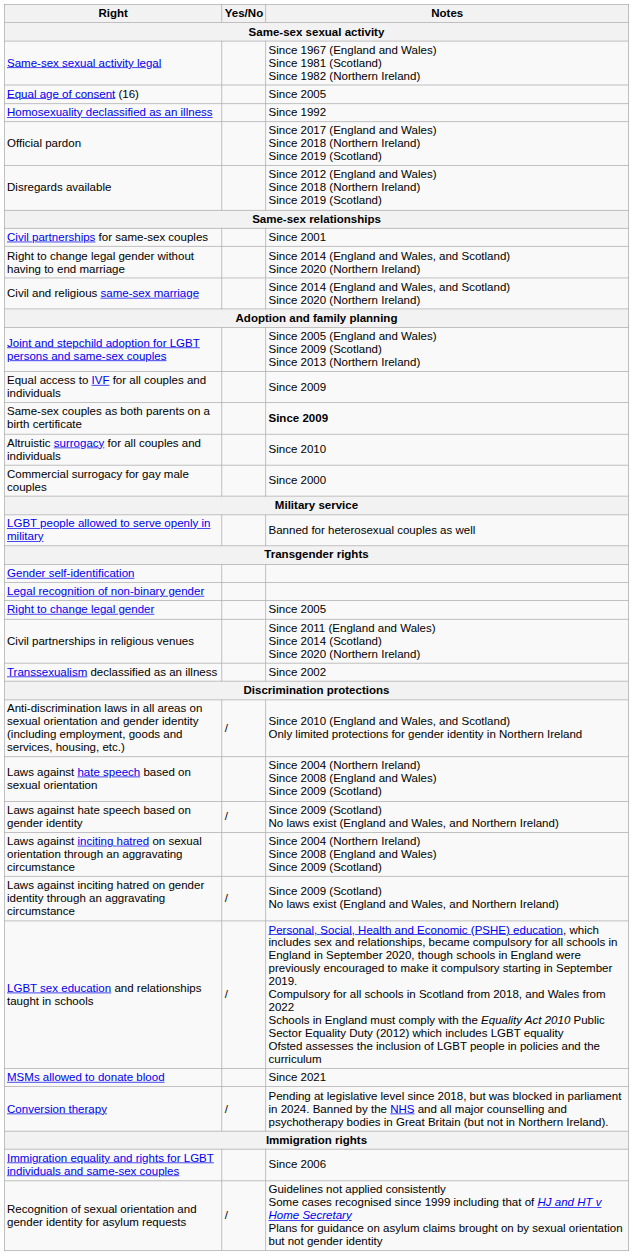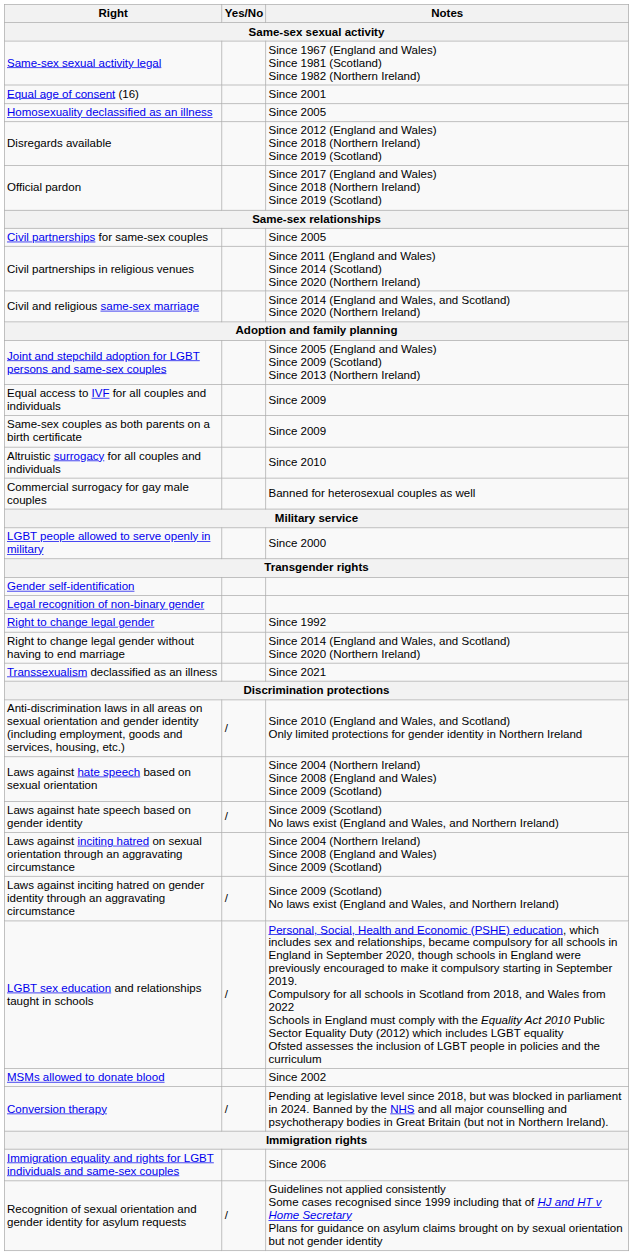(297, 94) Since 2005 -> (297, 94) Since 2001
(297, 112) Since 1992 -> (297, 112) Since 2005
rows swapped: (44, 143) <-> (59, 188)
(297, 237) Since 2001 -> (297, 237) Since 2005
rows swapped: (101, 641) <-> (101, 262)
(298, 418) bold -> (297, 431) normal
(297, 480) Since 2000 -> (372, 493) Banned for heterosexual couples as well
(372, 530) Banned for heterosexual couples as well -> (297, 543) Since 2000
(297, 609) Since 2005 -> (297, 622) Since 1992
(297, 672) Since 2002 -> (297, 672) Since 2021
(297, 1077) Since 2021 -> (297, 1077) Since 2002
